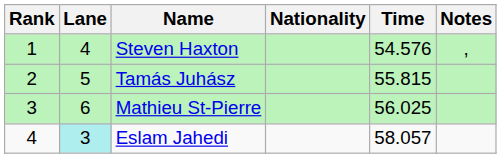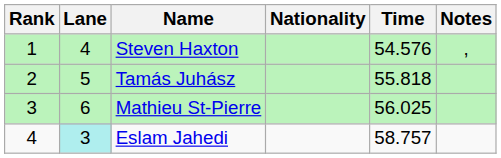(403, 78) 55.815 -> (403, 78) 55.818
(403, 138) 58.057 -> (403, 138) 58.757
